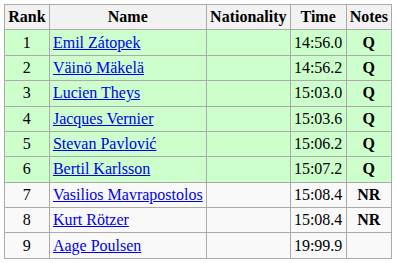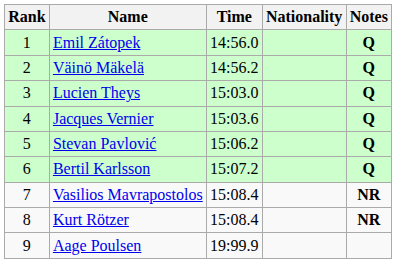columns swapped: (248, 17) <-> (318, 17)
